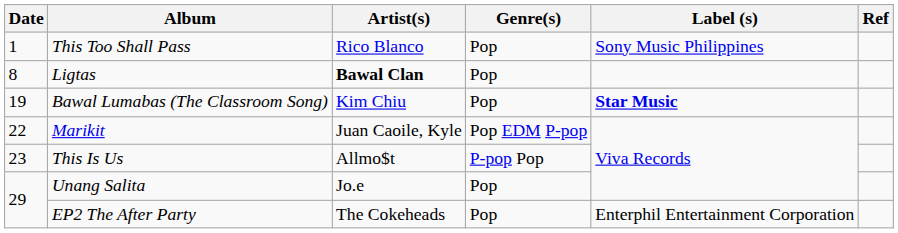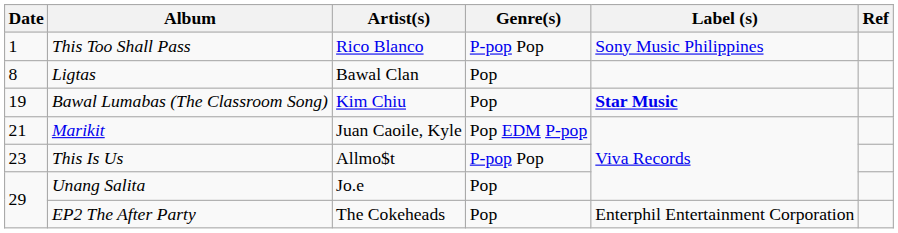(484, 46) Pop -> (507, 46) P-pop Pop
(380, 74) bold -> (377, 74) normal
(17, 130) 22 -> (17, 130) 21
